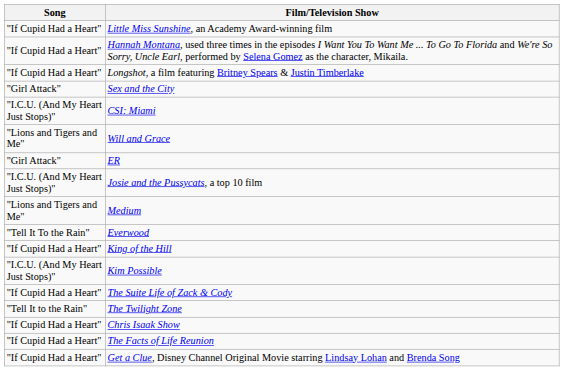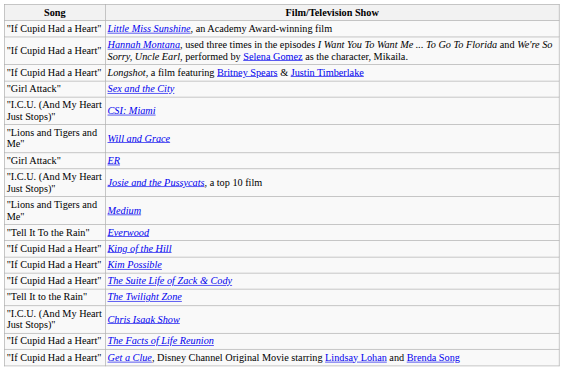(54, 270) "I.C.U. (And My Heart Just Stops)" -> (54, 265) "If Cupid Had a Heart"
(54, 325) "If Cupid Had a Heart" -> (54, 319) "I.C.U. (And My Heart Just Stops)"
